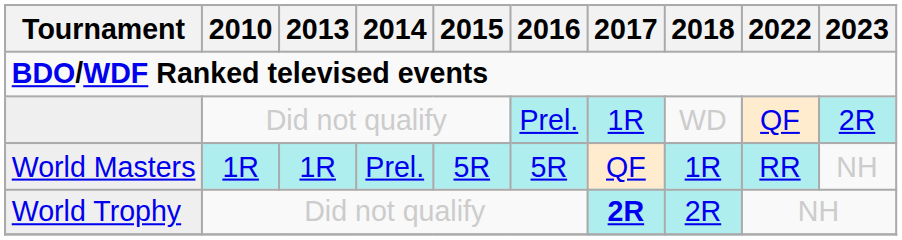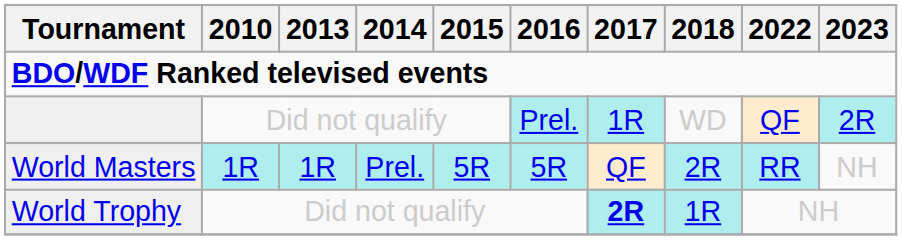(703, 166) 1R -> (703, 166) 2R
(703, 212) 2R -> (703, 212) 1R
